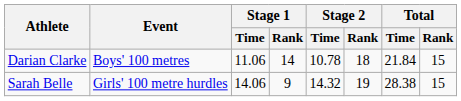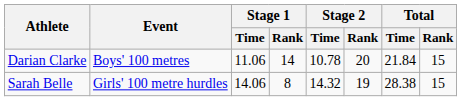(363, 61) 18 -> (363, 61) 20
(288, 84) 9 -> (288, 84) 8
